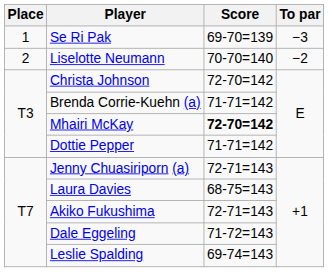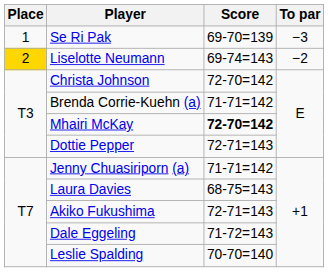(26, 59) no background -> (26, 59) gold background
(240, 59) 70-70=140 -> (240, 59) 69-74=143
(240, 146) 71-71=142 -> (240, 146) 72-71=143
(240, 168) 72-71=143 -> (240, 168) 71-71=142
(240, 255) 69-74=143 -> (240, 255) 70-70=140
